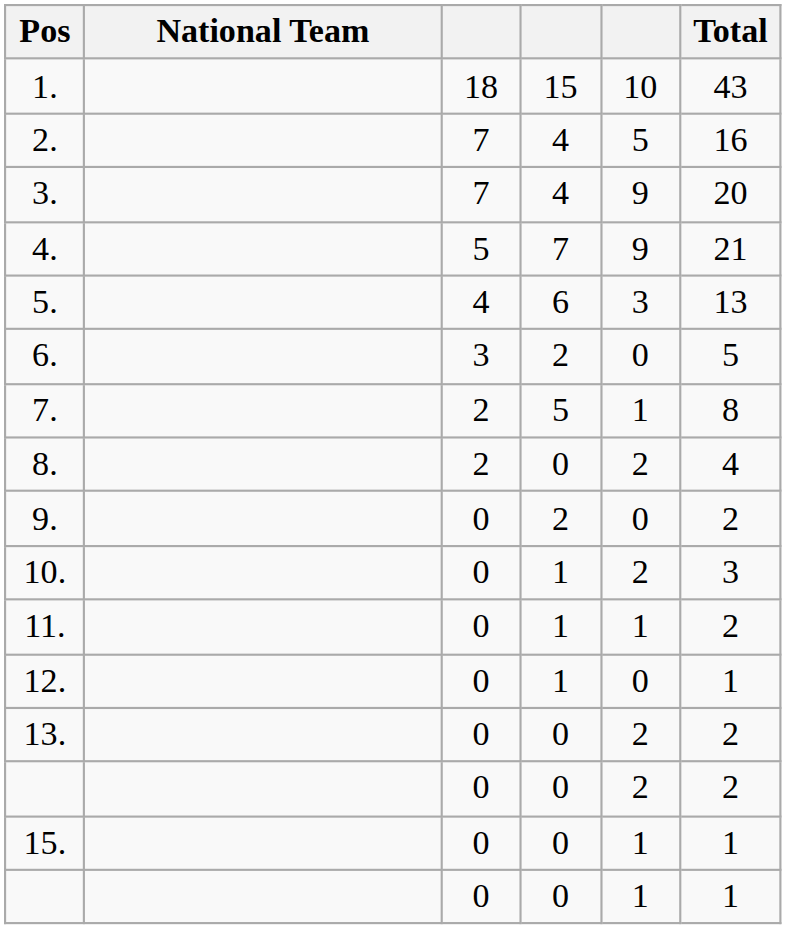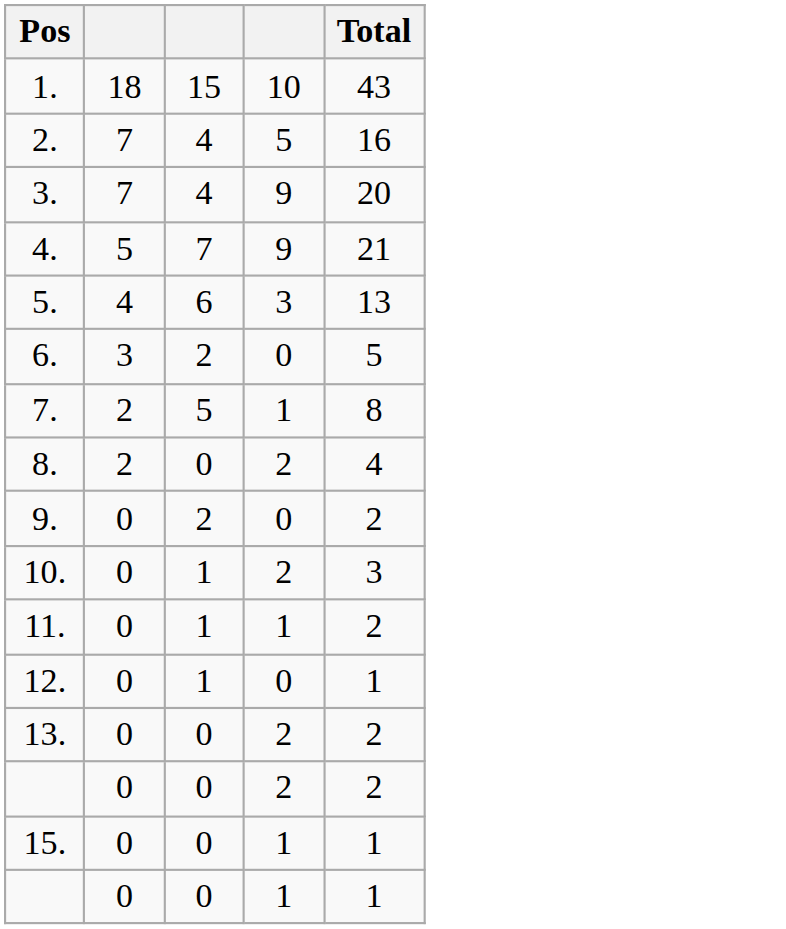- column: (263, 31)
